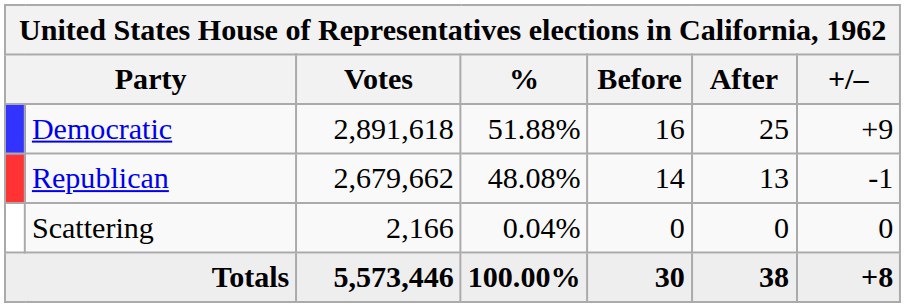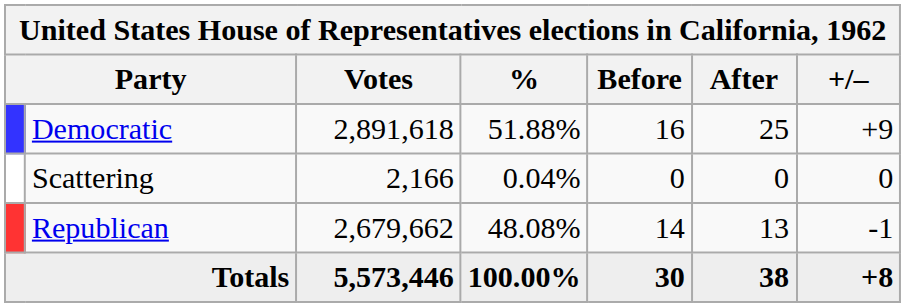rows swapped: (100, 178) <-> (93, 227)
